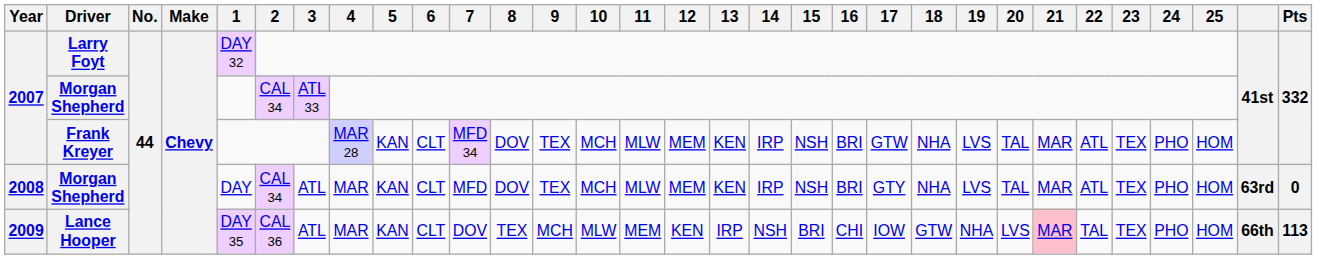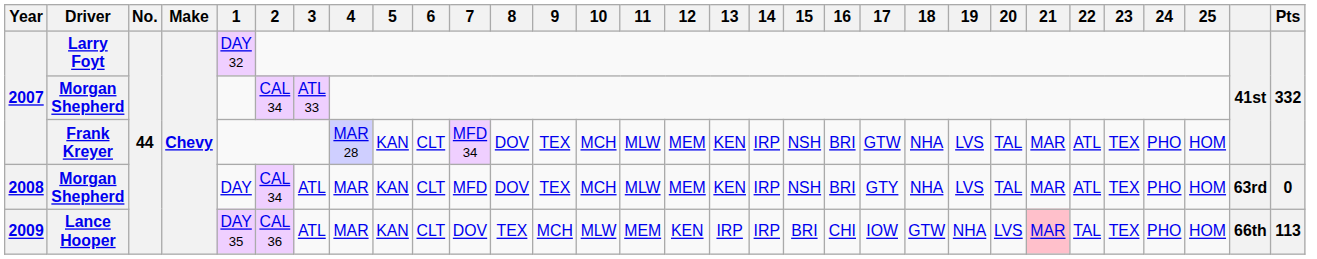(770, 231) NSH -> (767, 231) IRP
